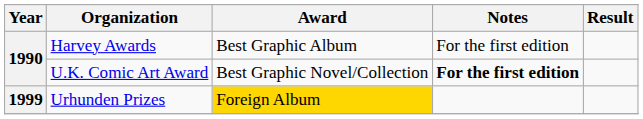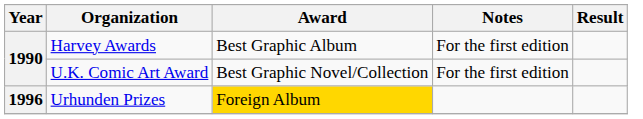(508, 72) bold -> (503, 72) normal
(26, 99) 1999 -> (26, 99) 1996
